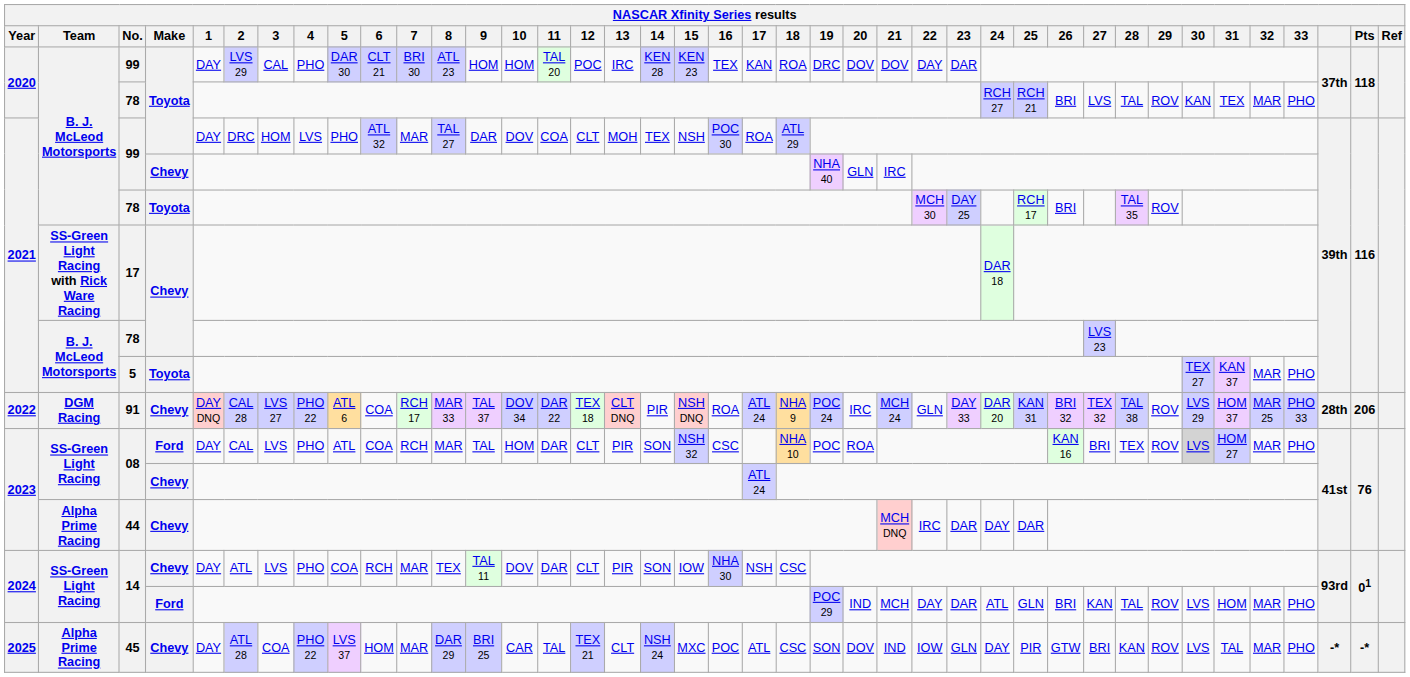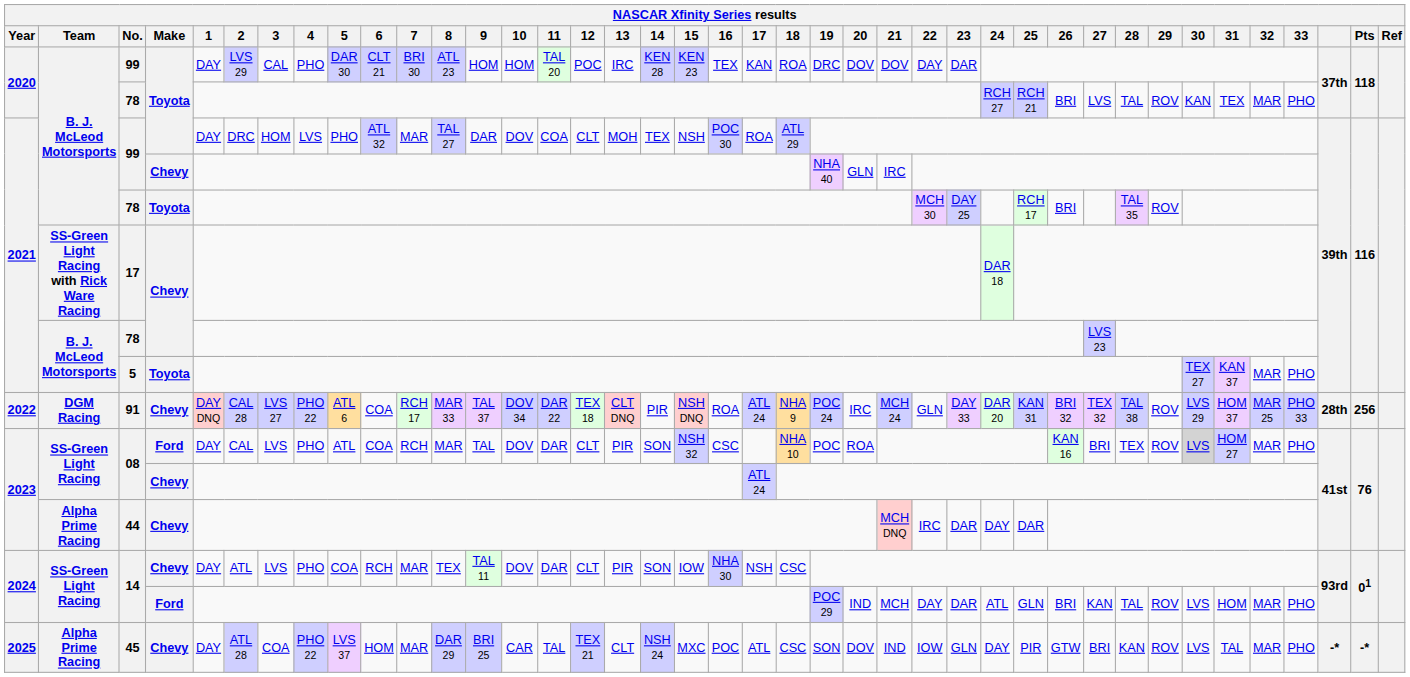(1365, 410) 206 -> (1365, 410) 256
(519, 446) HOM -> (519, 446) DOV
